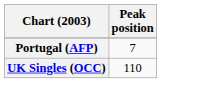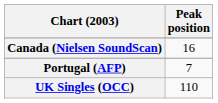+ row: (85, 48)
